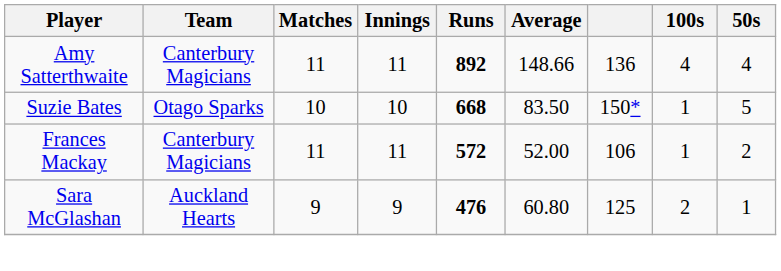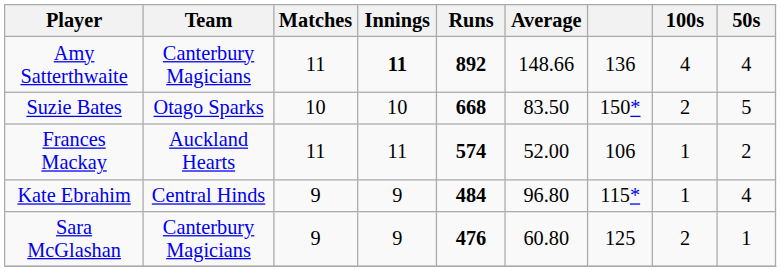(397, 64) normal -> (397, 64) bold
(685, 107) 1 -> (685, 107) 2
(209, 151) Canterbury Magicians -> (209, 151) Auckland Hearts
(471, 151) 572 -> (471, 151) 574
+ row: (74, 195)
(209, 206) Auckland Hearts -> (209, 238) Canterbury Magicians
